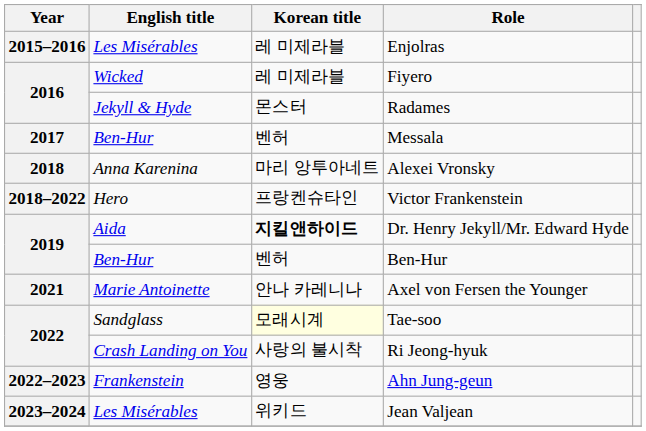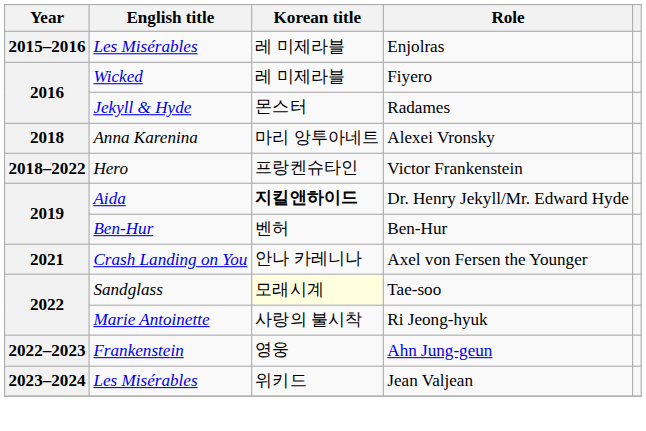- row: (415, 137)
(152, 289) Marie Antoinette -> (170, 259) Crash Landing on You
(170, 350) Crash Landing on You -> (152, 320) Marie Antoinette
